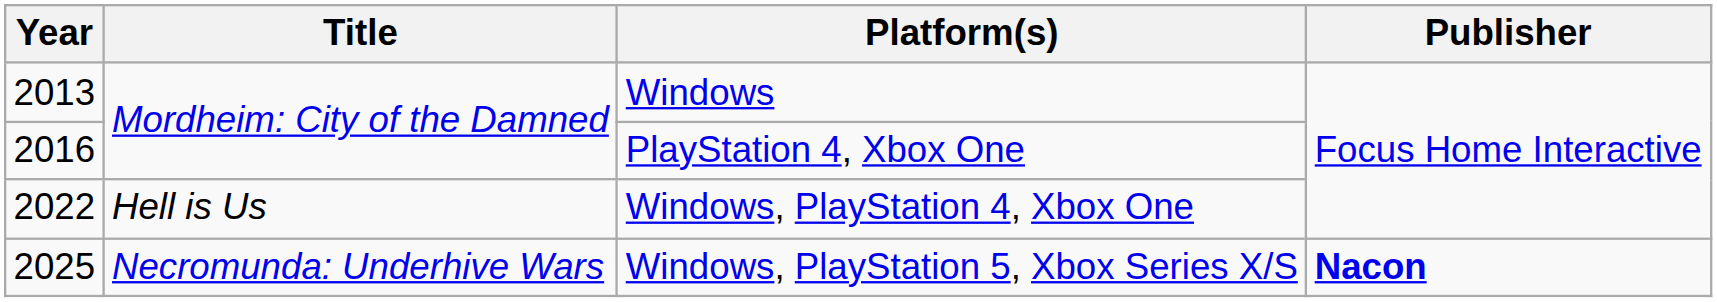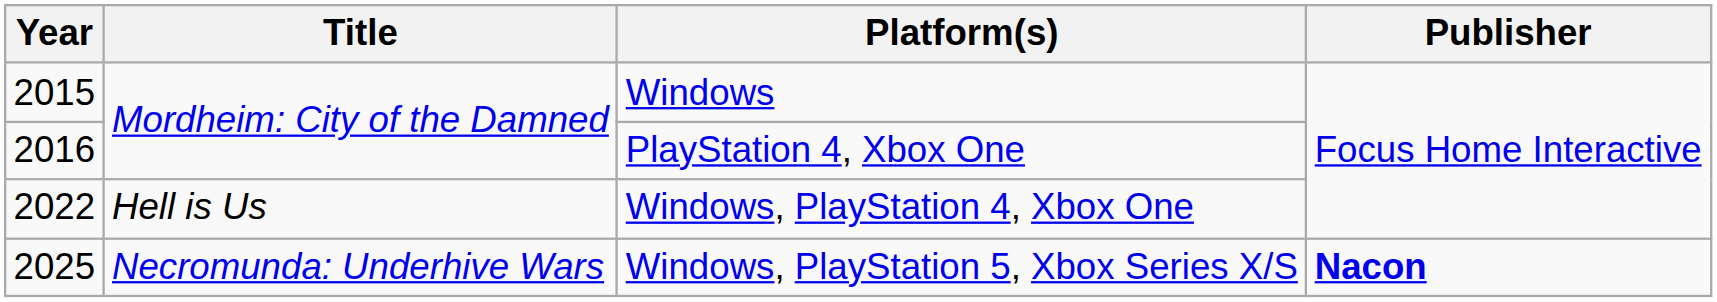(54, 91) 2013 -> (54, 91) 2015
